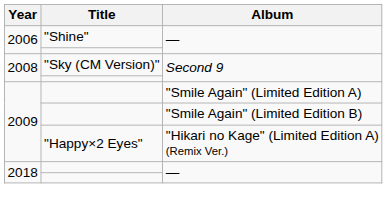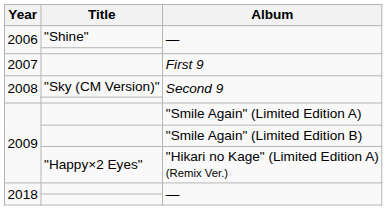+ row: (102, 65)
